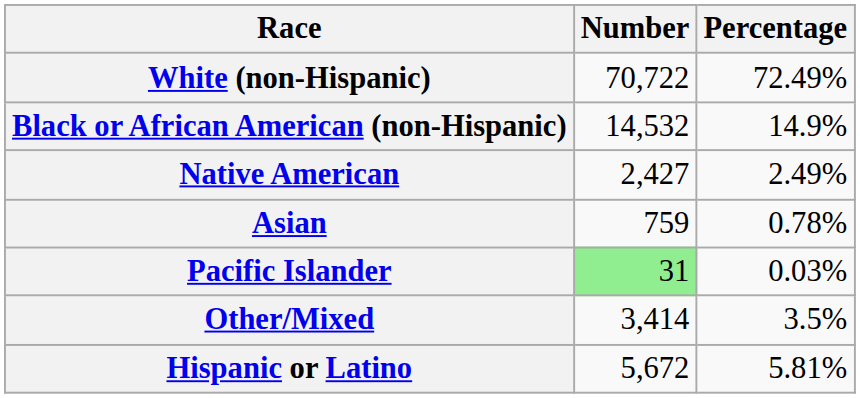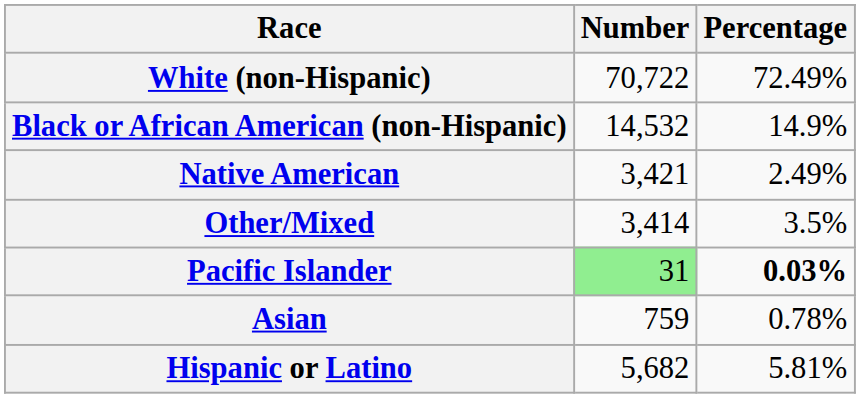(655, 174) 2,427 -> (655, 174) 3,421
rows swapped: (289, 222) <-> (289, 319)
(808, 271) normal -> (805, 271) bold
(655, 367) 5,672 -> (655, 367) 5,682
